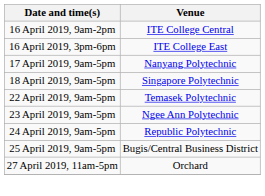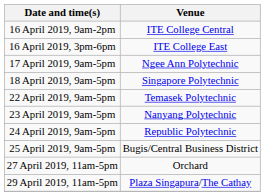(190, 64) Nanyang Polytechnic -> (190, 64) Ngee Ann Polytechnic
(190, 115) Ngee Ann Polytechnic -> (190, 115) Nanyang Polytechnic
+ row: (62, 183)
